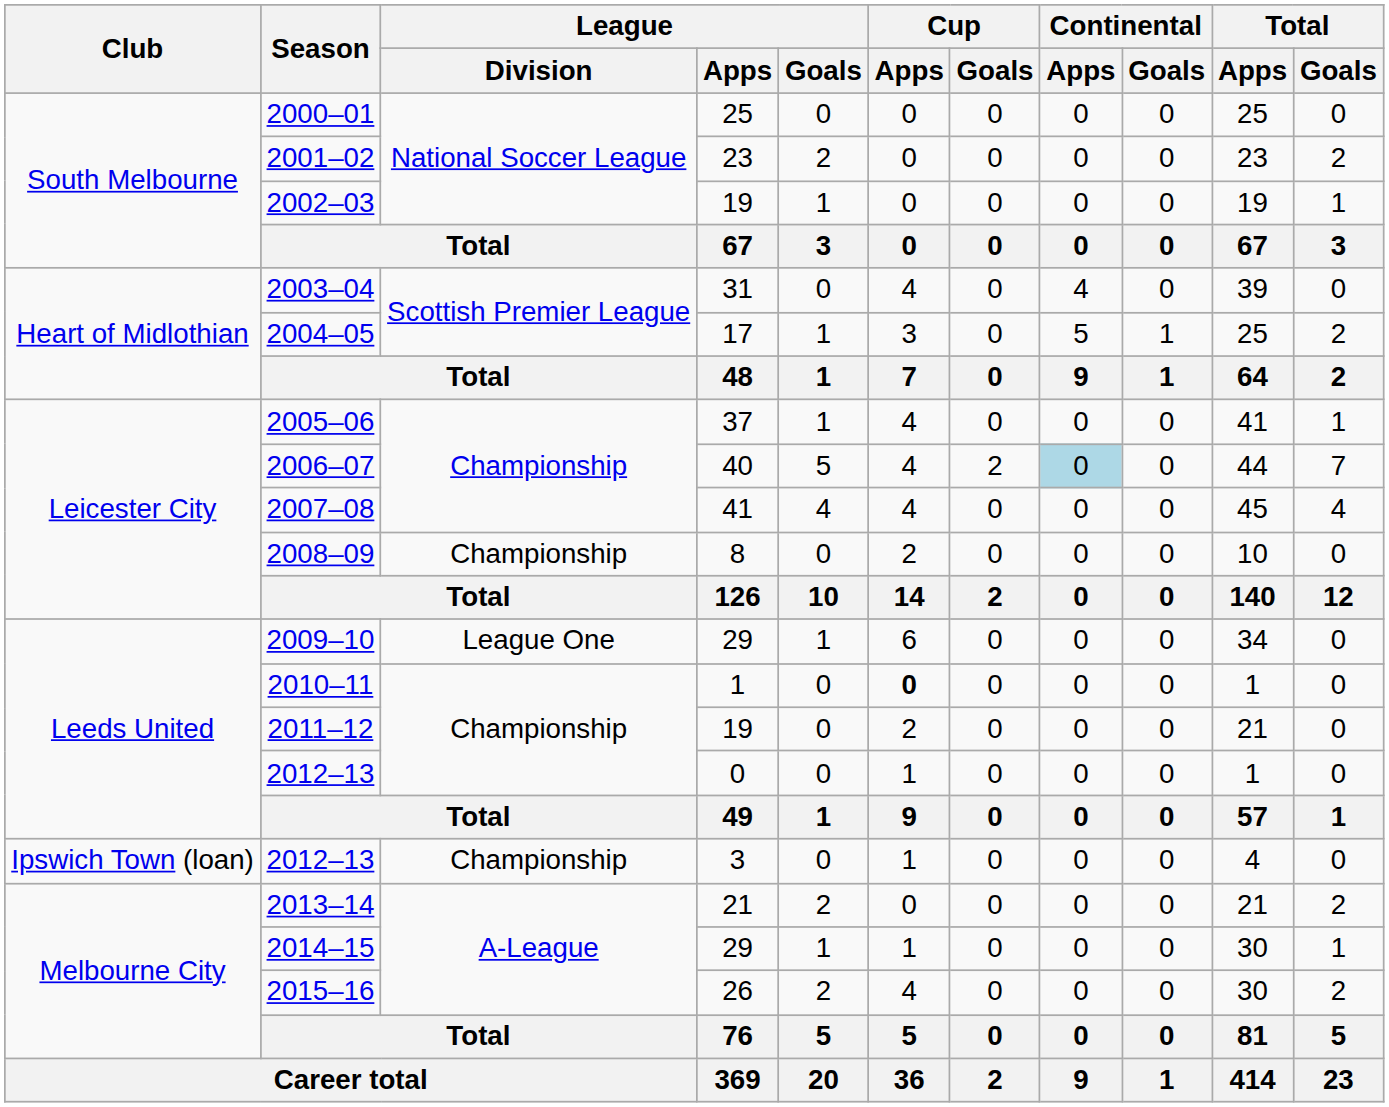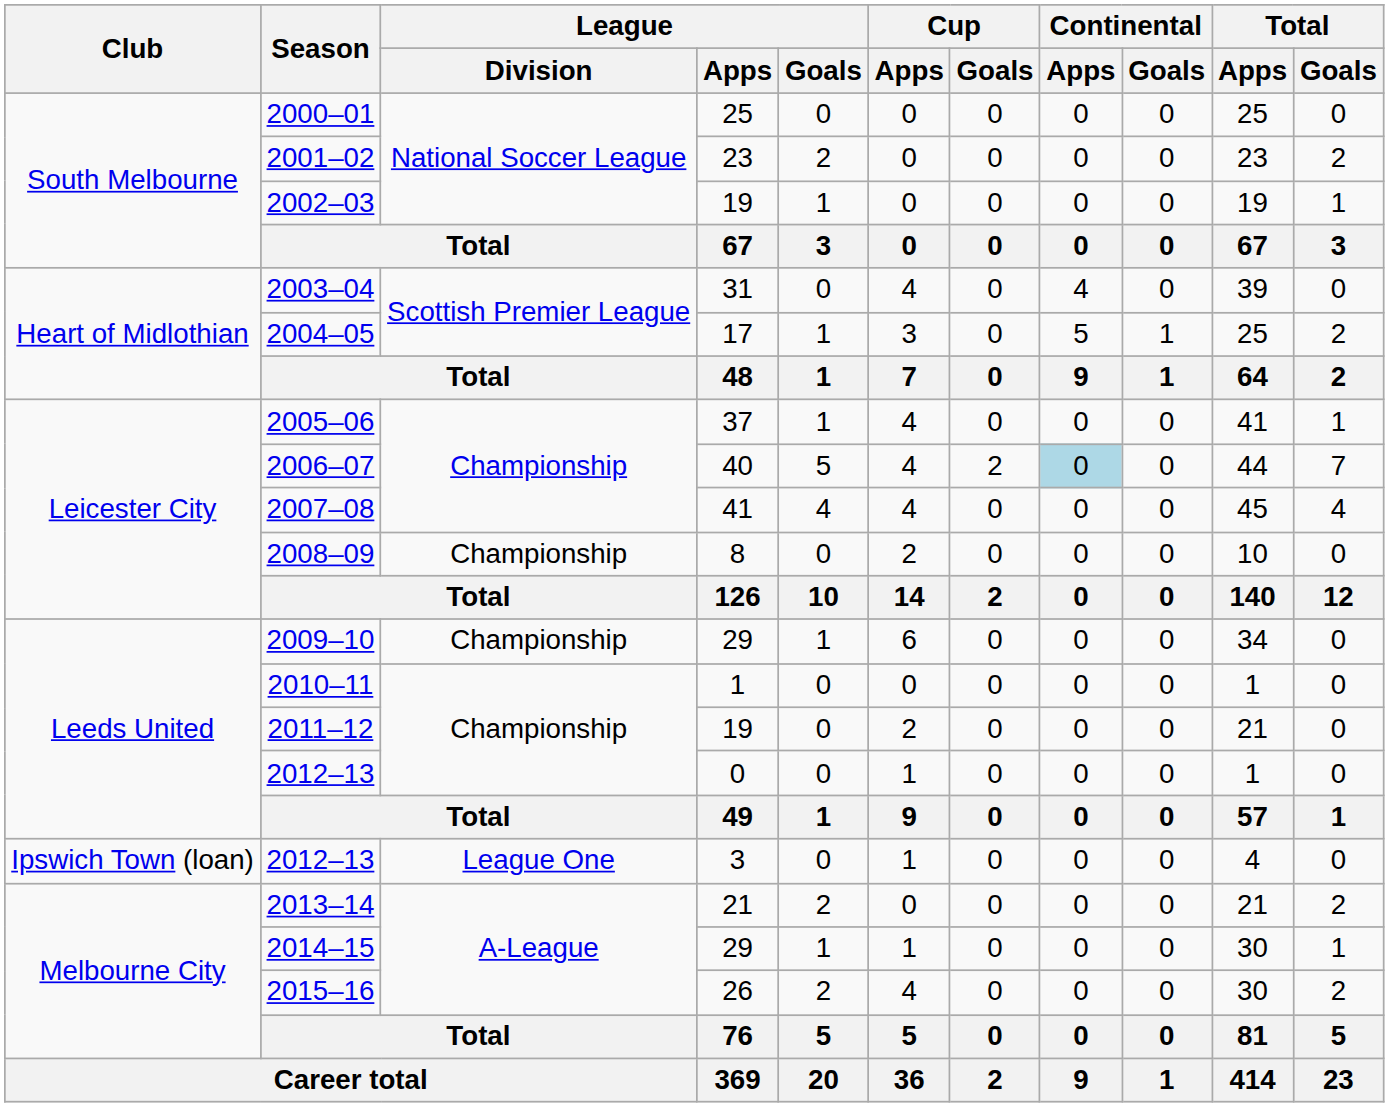(539, 641) League One -> (539, 641) Championship
(909, 684) bold -> (909, 684) normal
(539, 860) Championship -> (539, 860) League One
